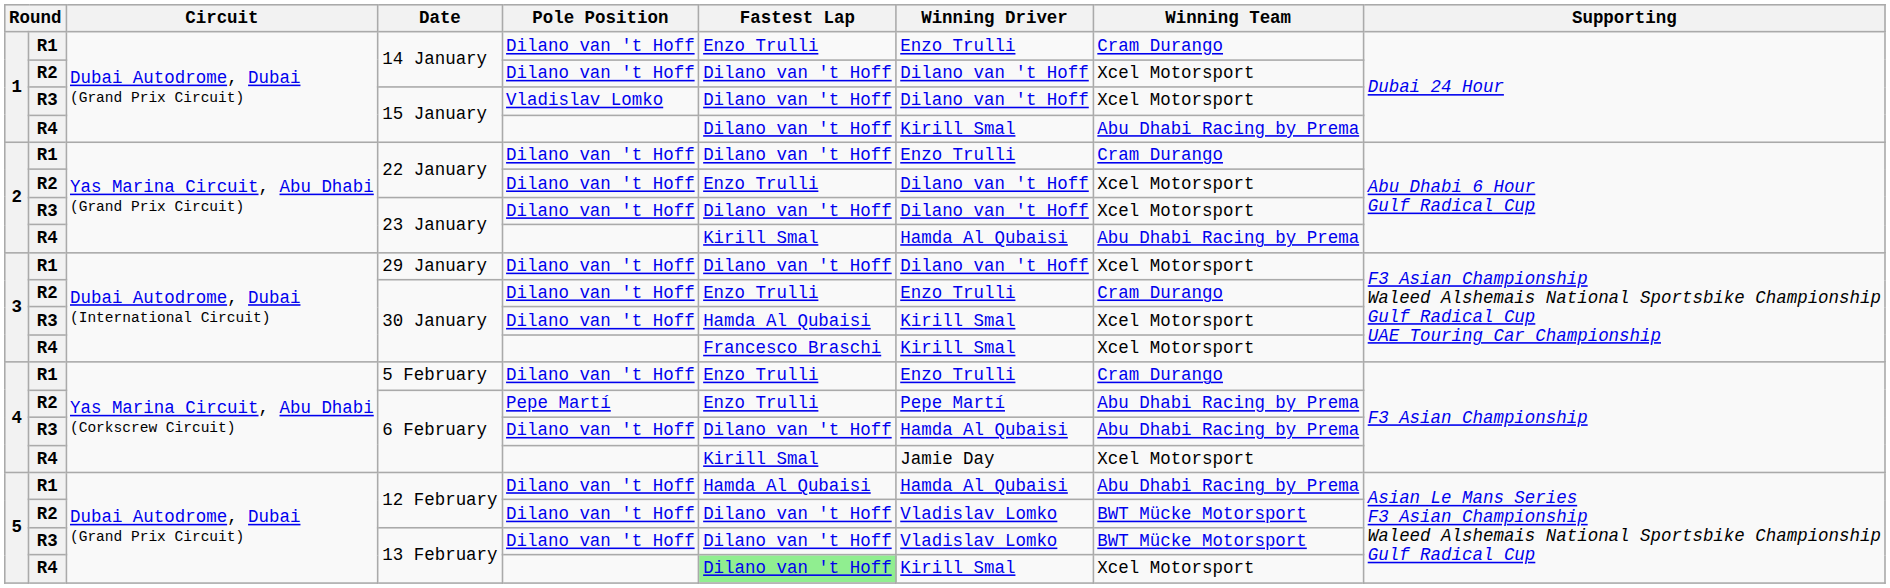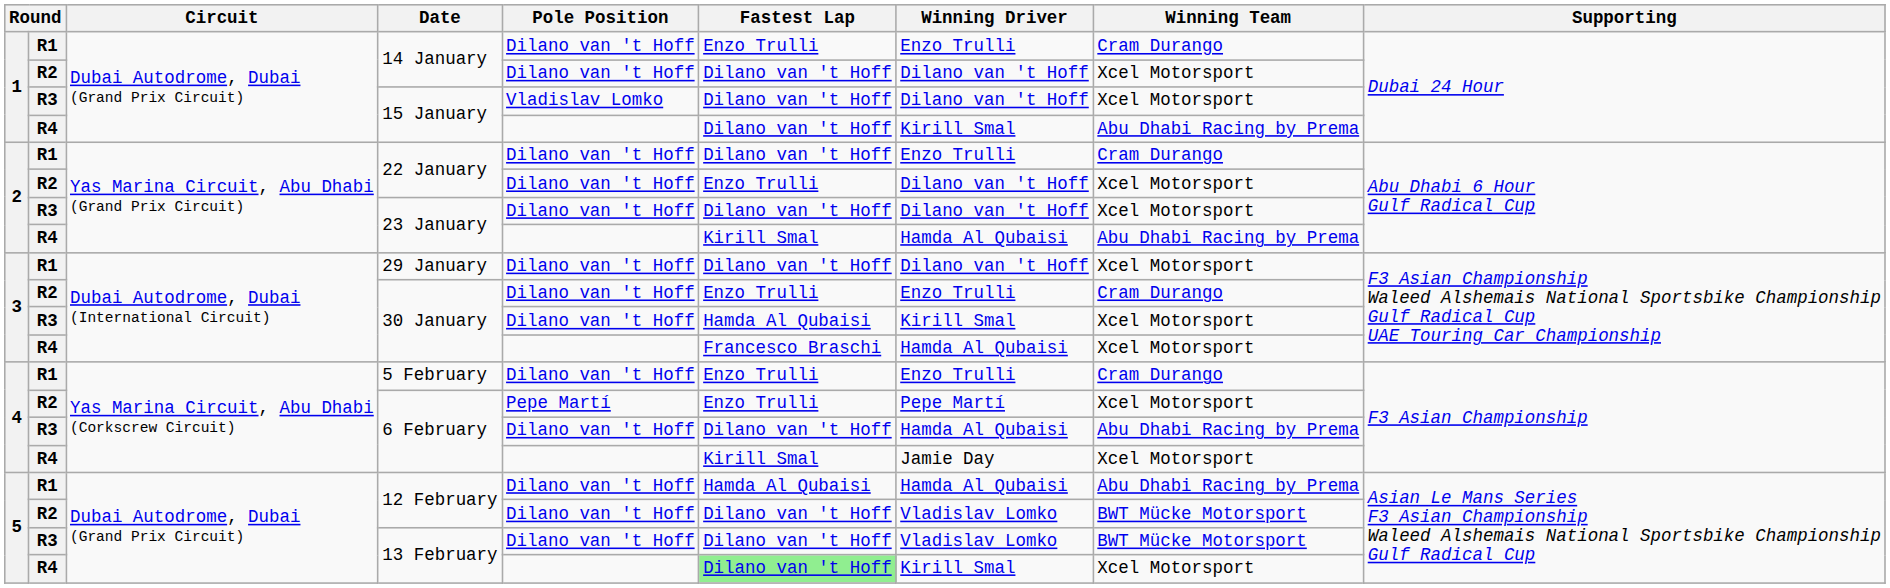(958, 349) Kirill Smal -> (984, 349) Hamda Al Qubaisi
(1228, 404) Abu Dhabi Racing by Prema -> (1176, 404) Xcel Motorsport
